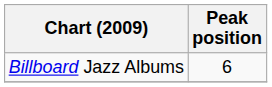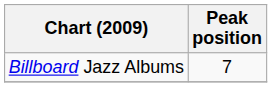(227, 67) 6 -> (227, 67) 7
